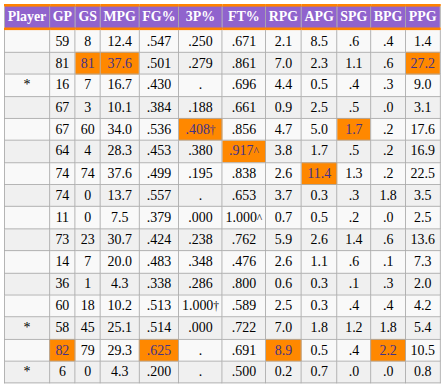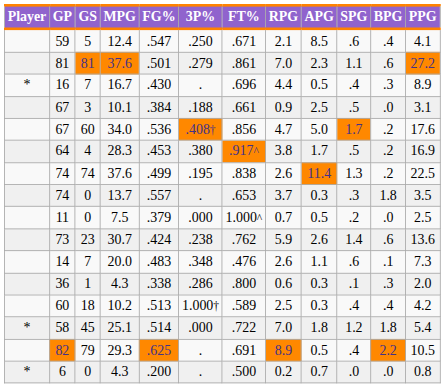(88, 41) 8 -> (88, 41) 5
(423, 41) 1.4 -> (423, 41) 4.1
(423, 85) 9.0 -> (423, 85) 8.9
